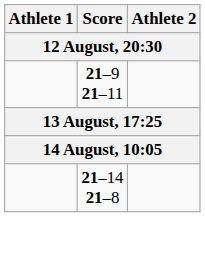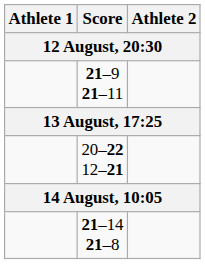+ row: (102, 159)
